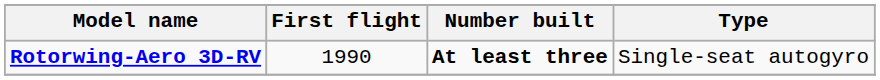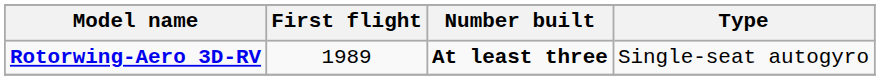(347, 57) 1990 -> (347, 57) 1989
